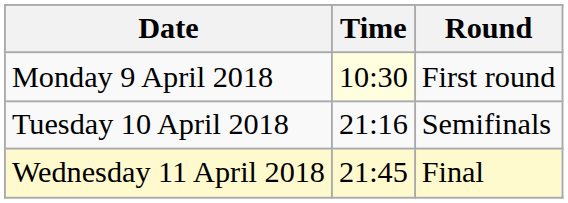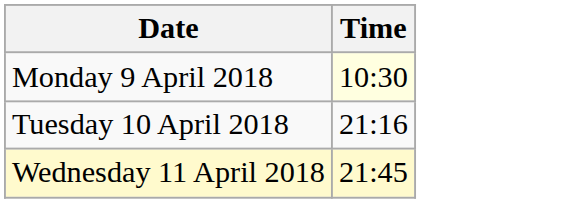- column: (489, 28)
